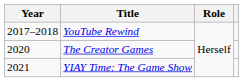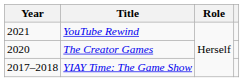(33, 31) 2017–2018 -> (18, 31) 2021
(18, 67) 2021 -> (33, 67) 2017–2018
